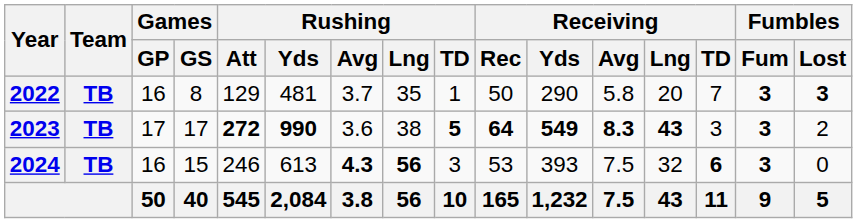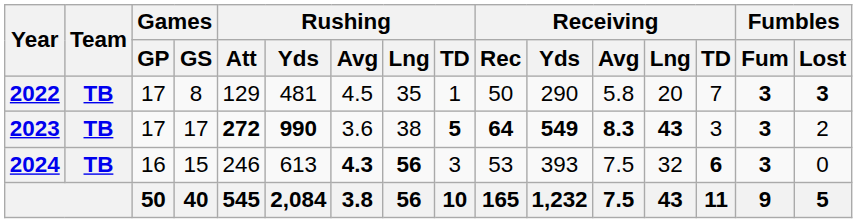(153, 93) 16 -> (153, 93) 17
(357, 93) 3.7 -> (357, 93) 4.5
